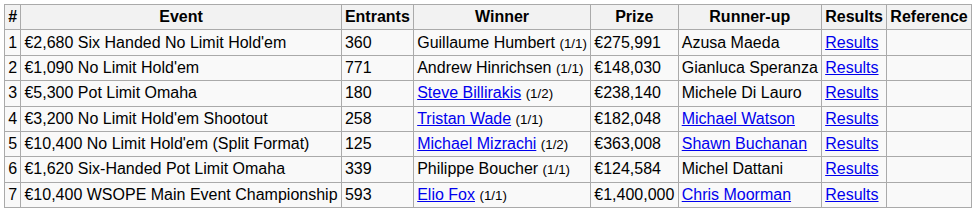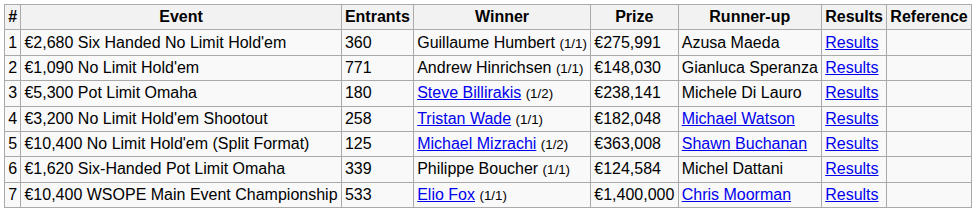(628, 93) €238,140 -> (628, 93) €238,141
(358, 194) 593 -> (358, 194) 533
